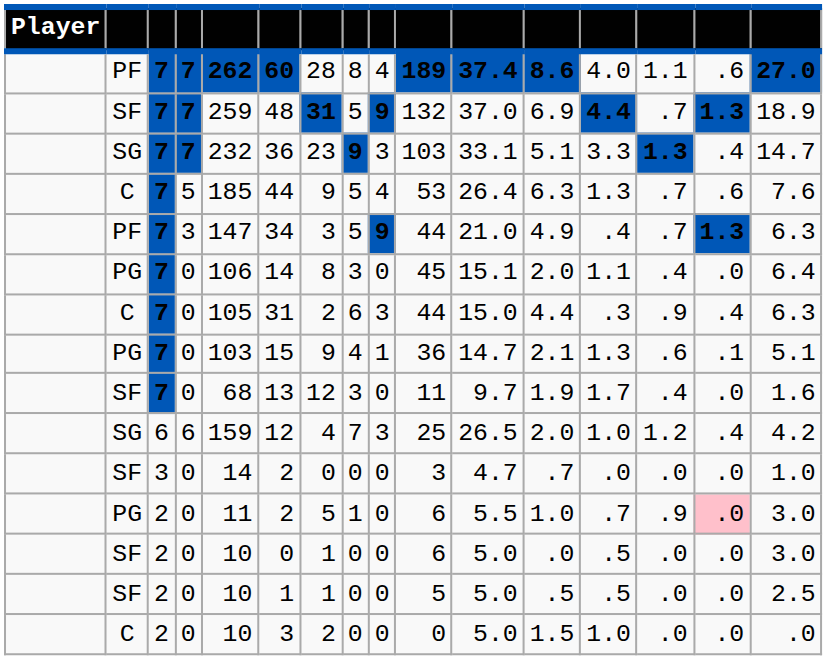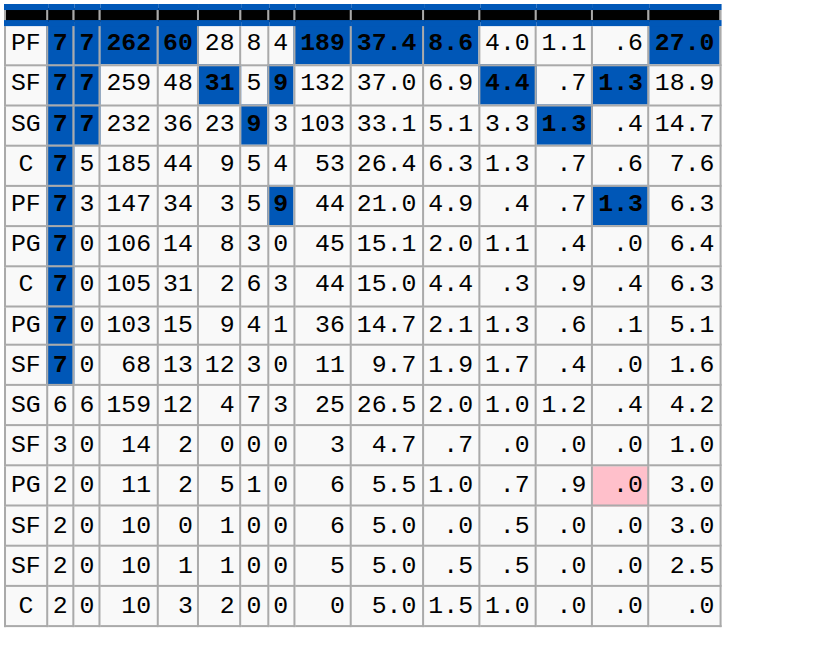- column: (56, 29)
